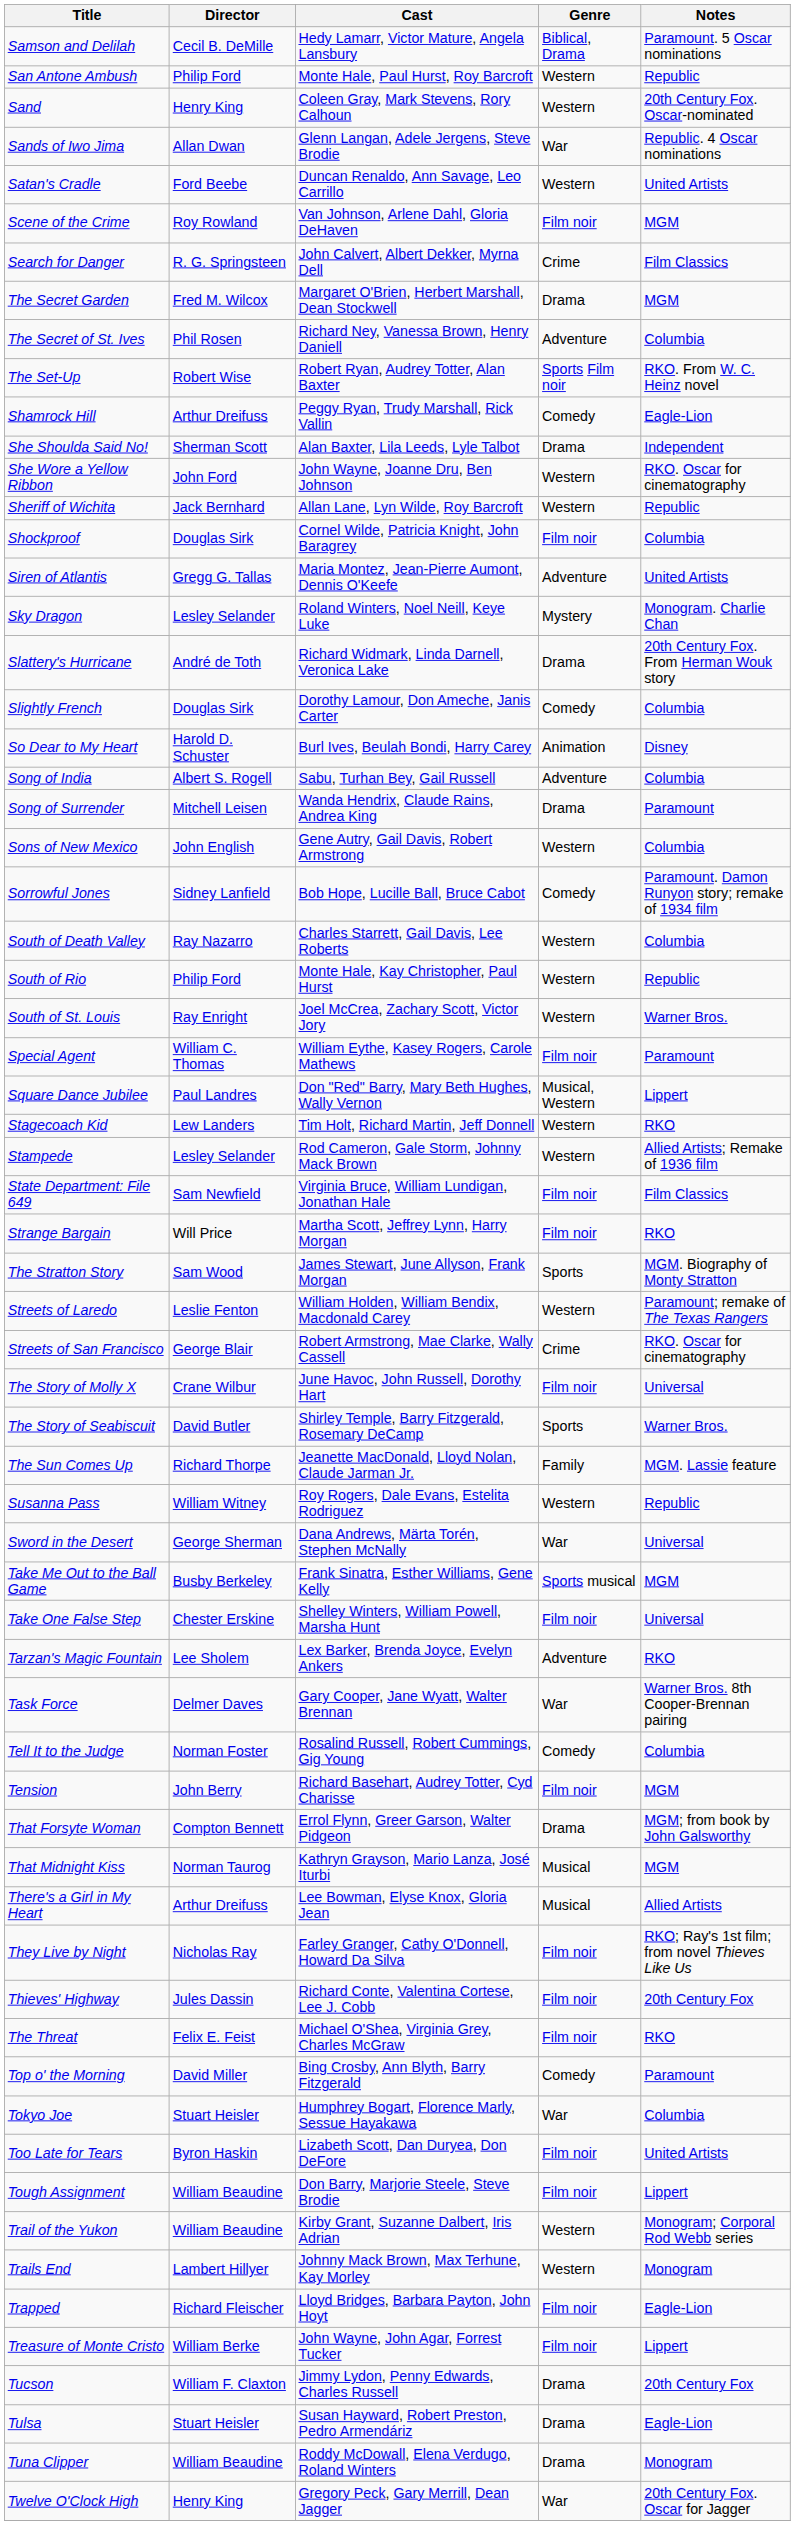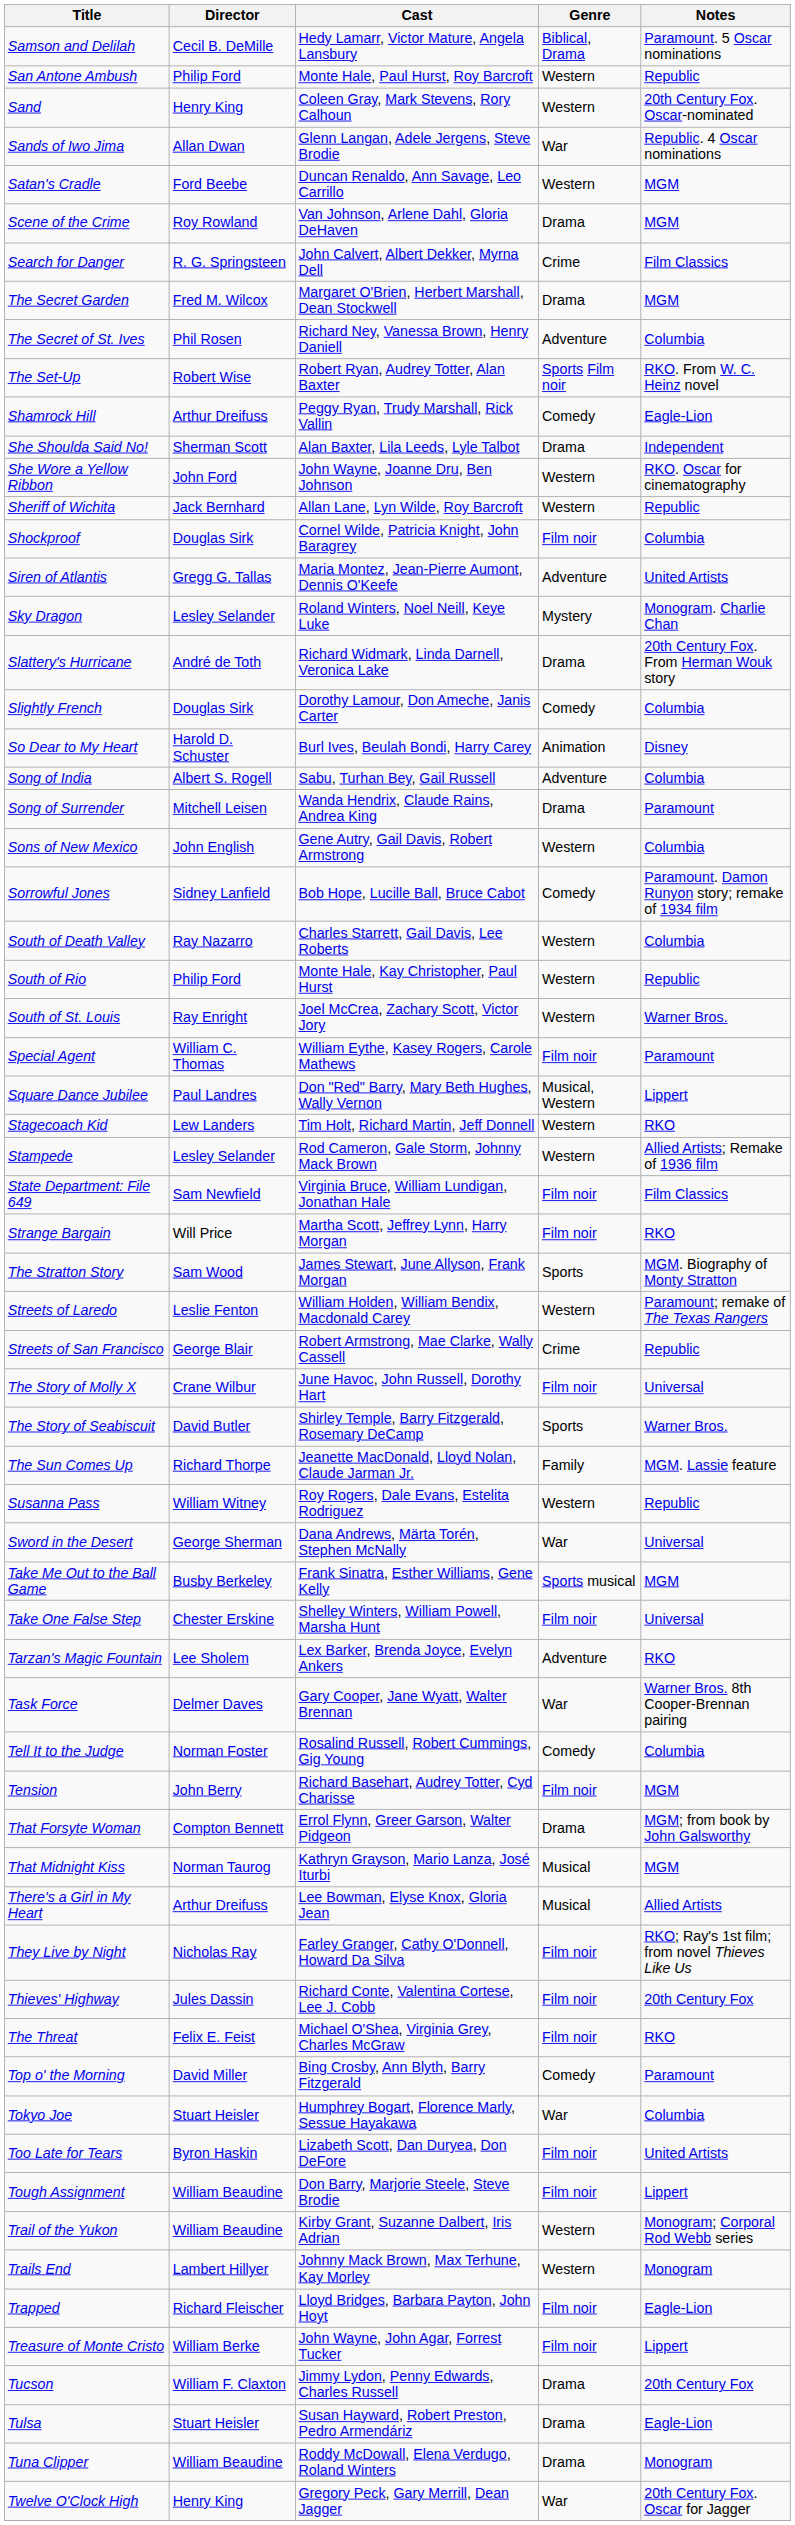(686, 184) United Artists -> (662, 184) MGM
(569, 223) Film noir -> (563, 223) Drama
(695, 1349) RKO. Oscar for cinematography -> (672, 1349) Republic
